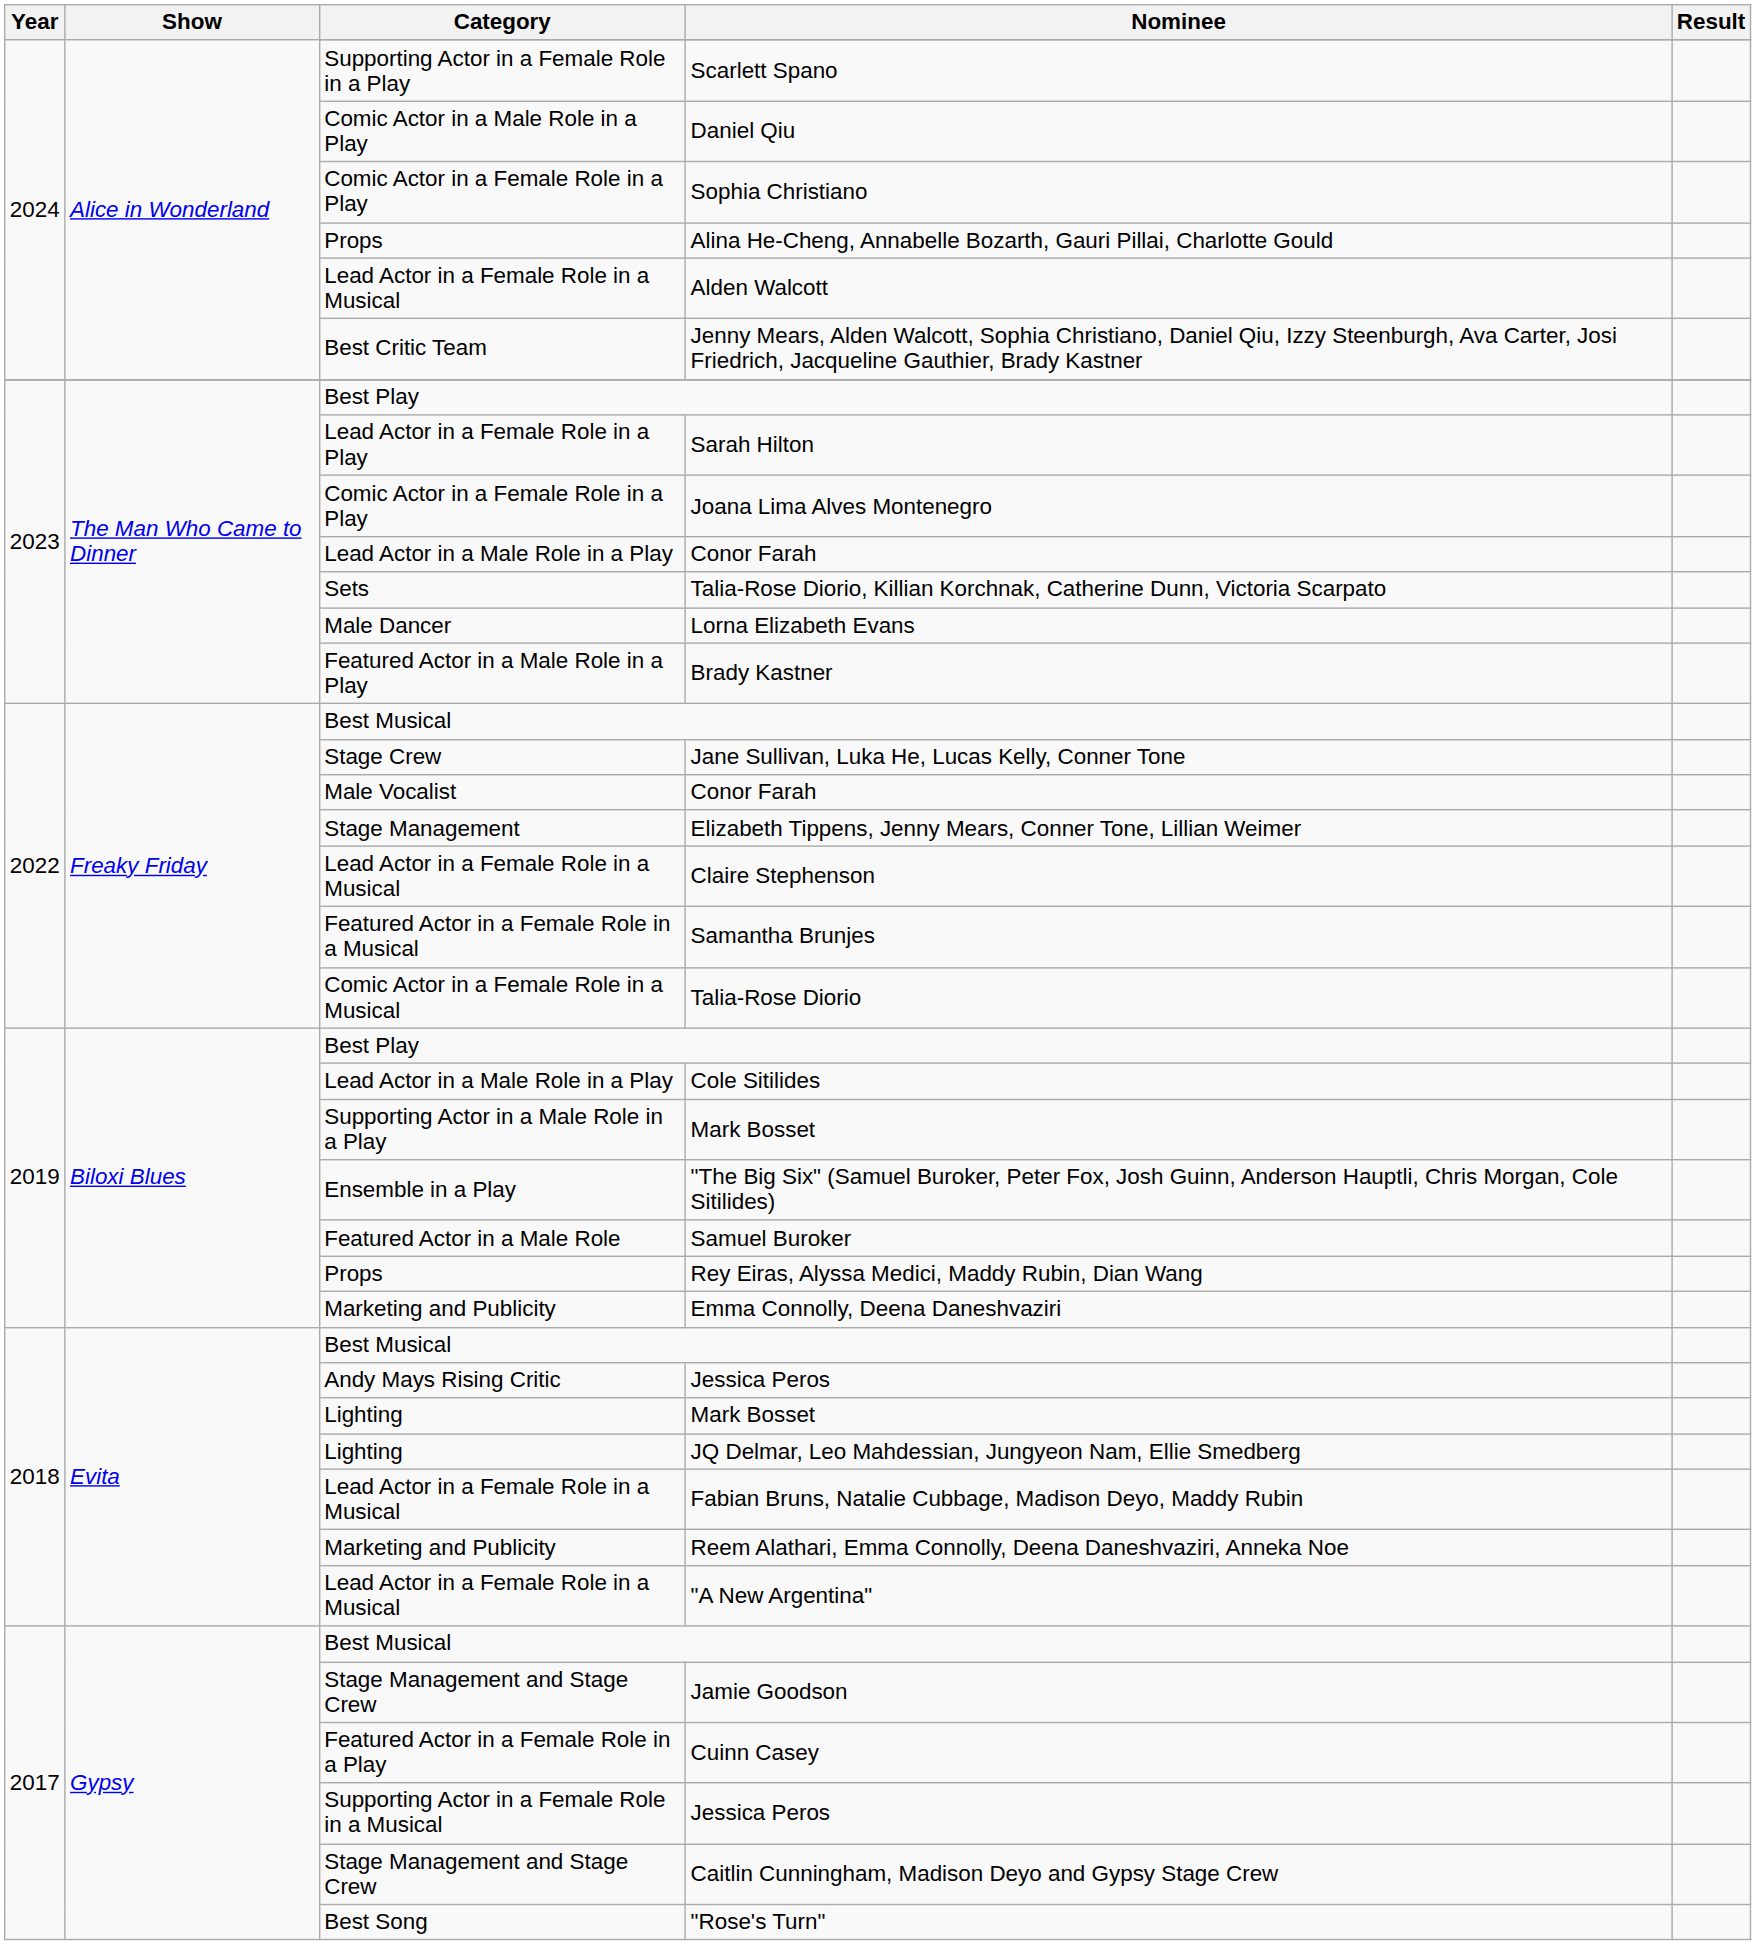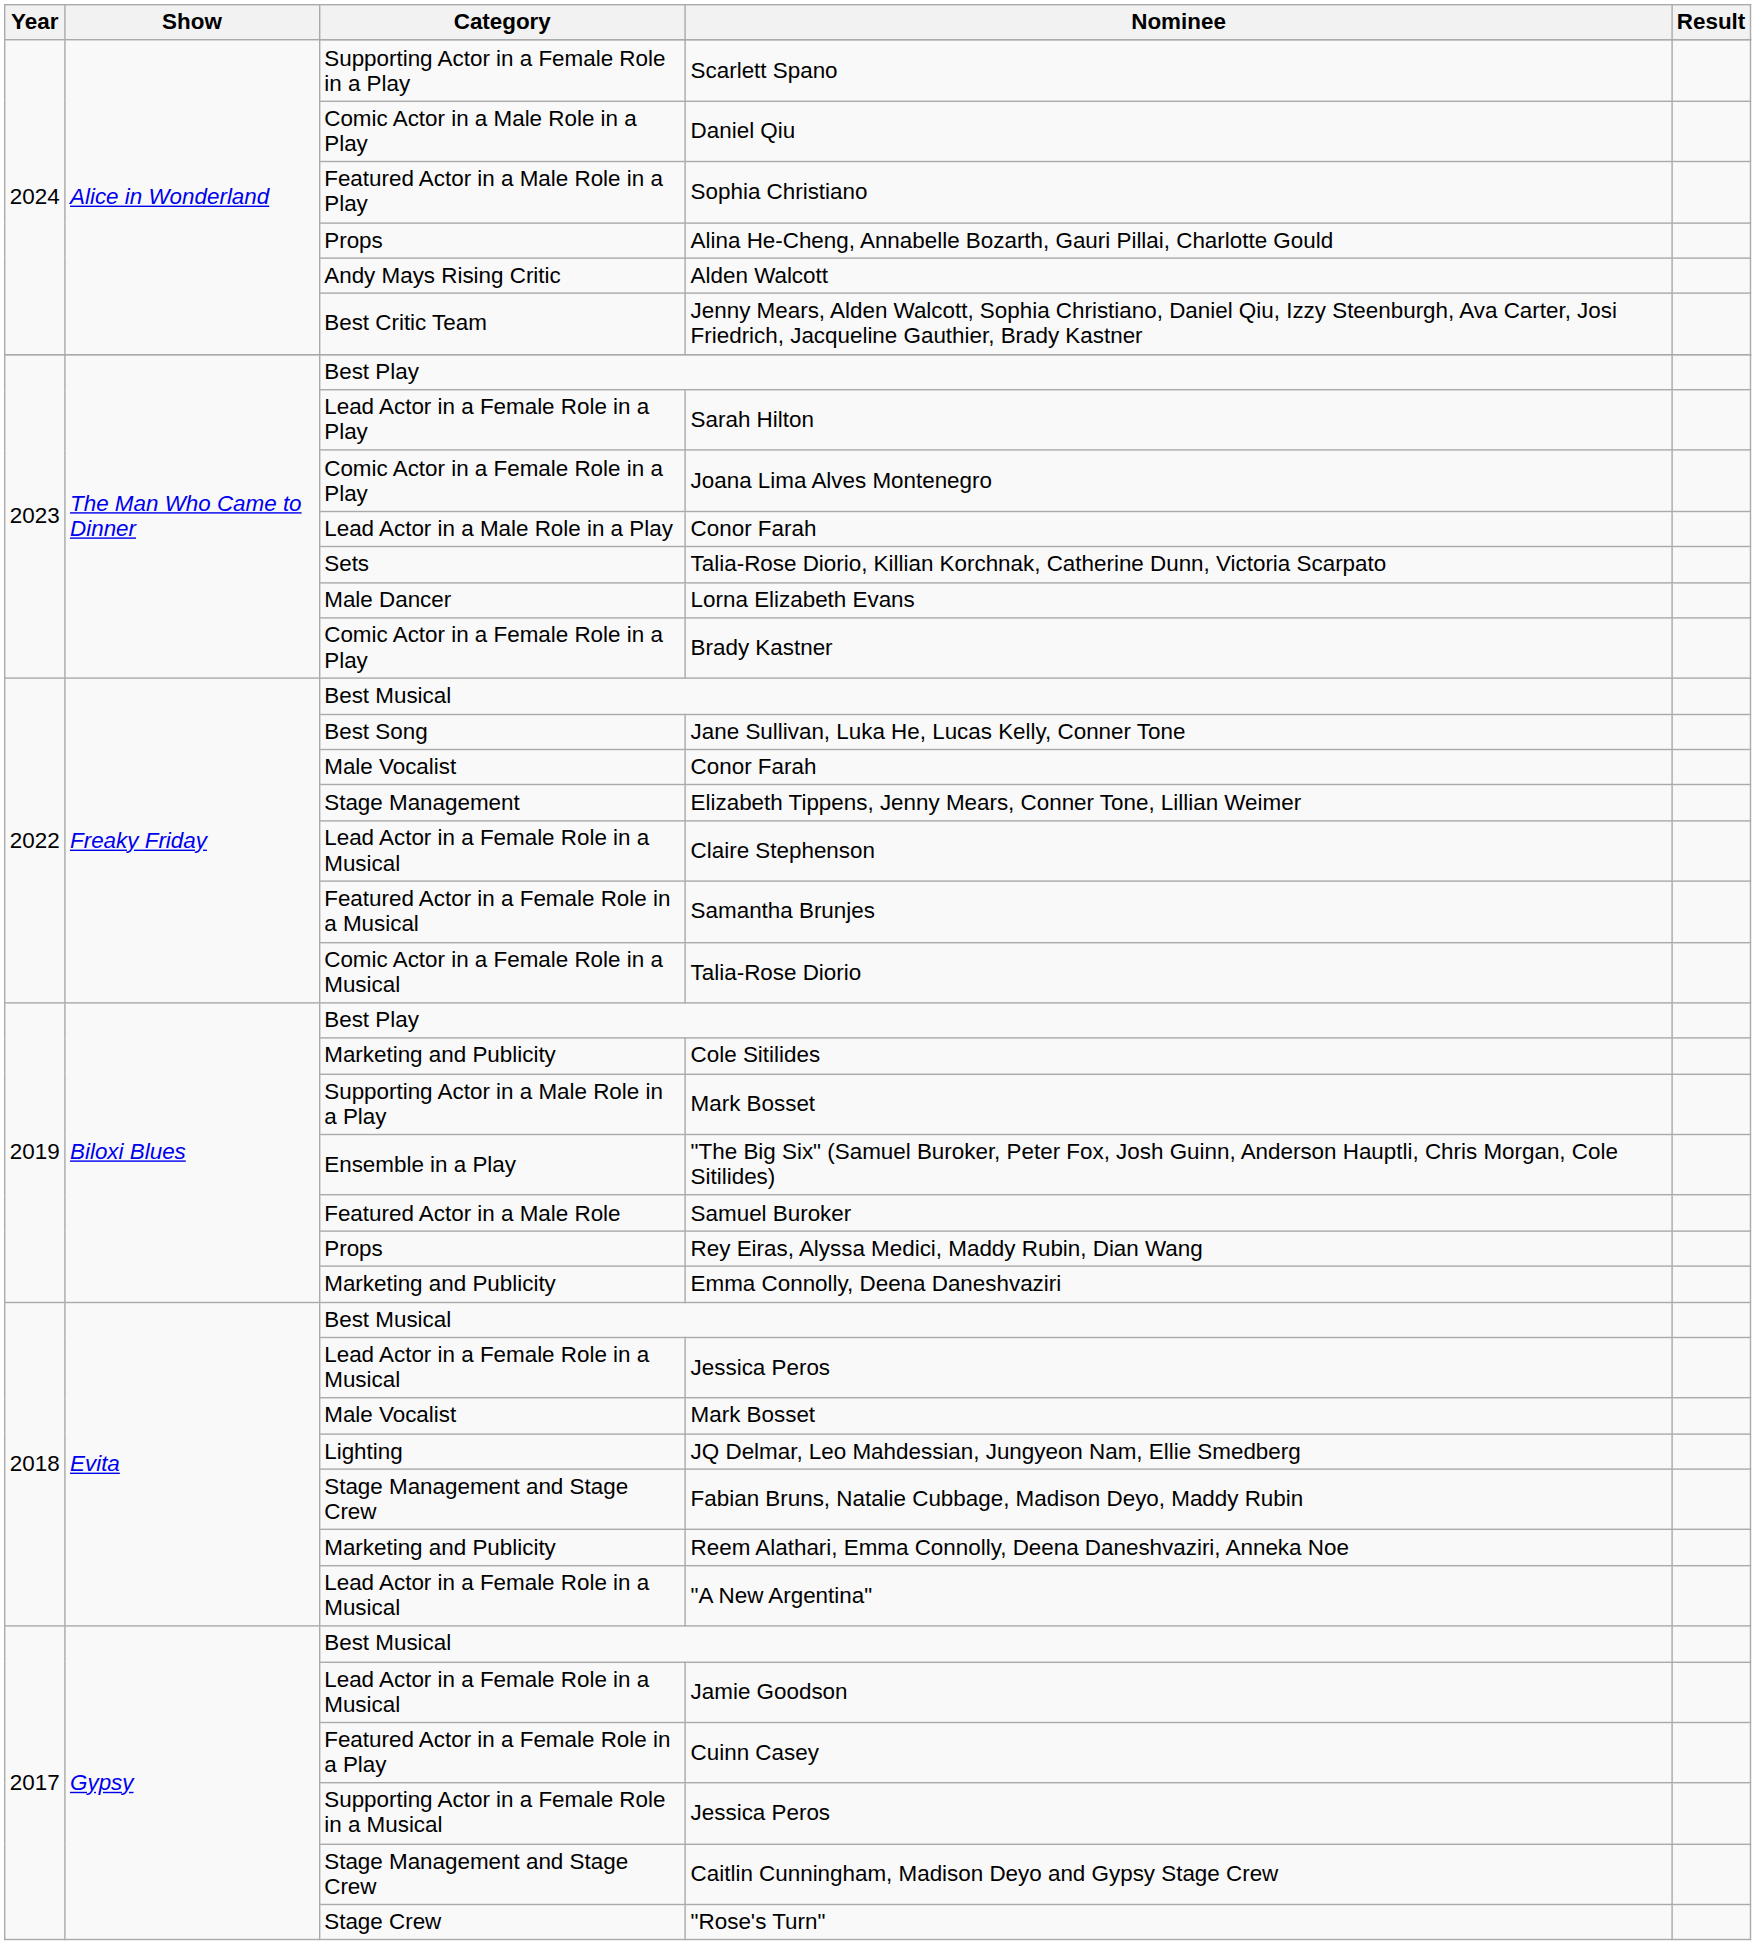(494, 191) Comic Actor in a Female Role in a Play -> (494, 191) Featured Actor in a Male Role in a Play
(487, 288) Lead Actor in a Female Role in a Musical -> (442, 275) Andy Mays Rising Critic
(494, 673) Featured Actor in a Male Role in a Play -> (494, 647) Comic Actor in a Female Role in a Play
(383, 756) Stage Crew -> (376, 731) Best Song
(499, 1081) Lead Actor in a Male Role in a Play -> (440, 1055) Marketing and Publicity
(442, 1380) Andy Mays Rising Critic -> (487, 1367) Lead Actor in a Female Role in a Musical
(363, 1415) Lighting -> (390, 1415) Male Vocalist
(487, 1499) Lead Actor in a Female Role in a Musical -> (476, 1499) Stage Management and Stage Crew
(476, 1691) Stage Management and Stage Crew -> (487, 1691) Lead Actor in a Female Role in a Musical
(376, 1922) Best Song -> (383, 1922) Stage Crew
